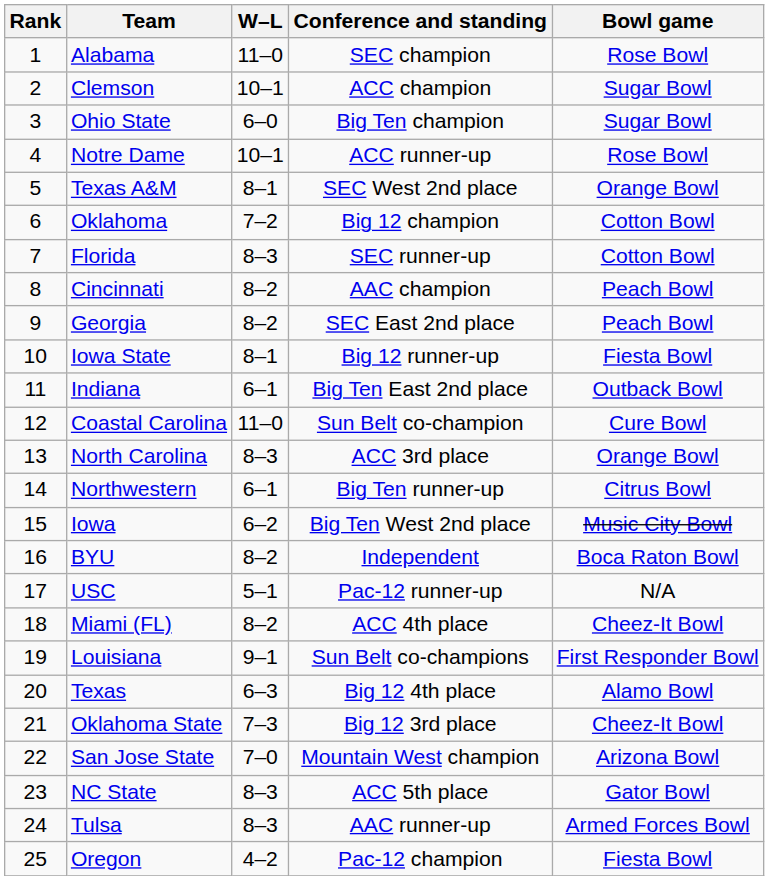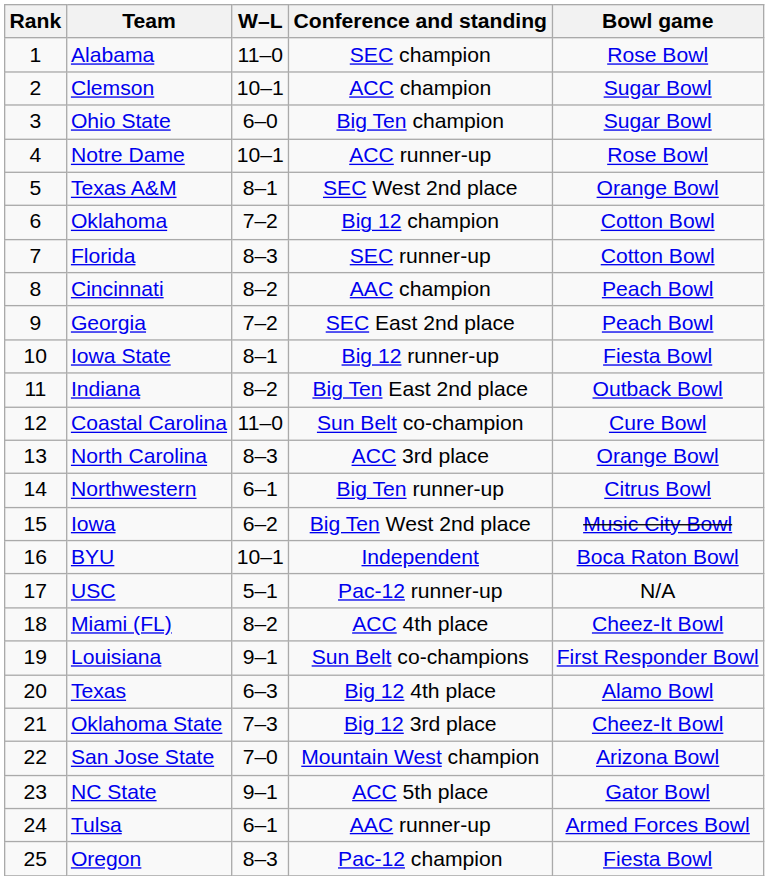(260, 322) 8–2 -> (260, 322) 7–2
(260, 389) 6–1 -> (260, 389) 8–2
(260, 557) 8–2 -> (260, 557) 10–1
(260, 791) 8–3 -> (260, 791) 9–1
(260, 825) 8–3 -> (260, 825) 6–1
(260, 858) 4–2 -> (260, 858) 8–3
